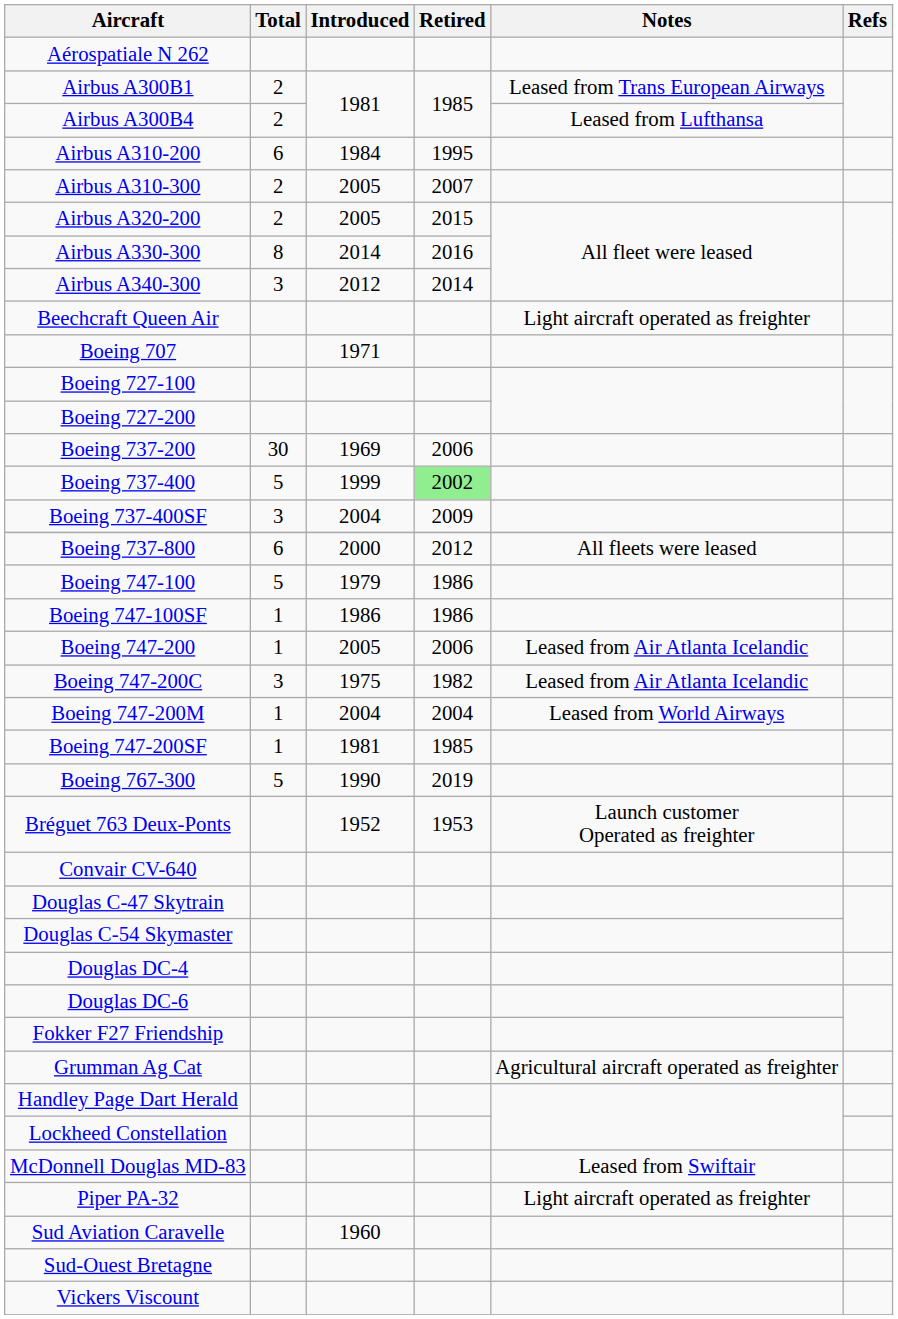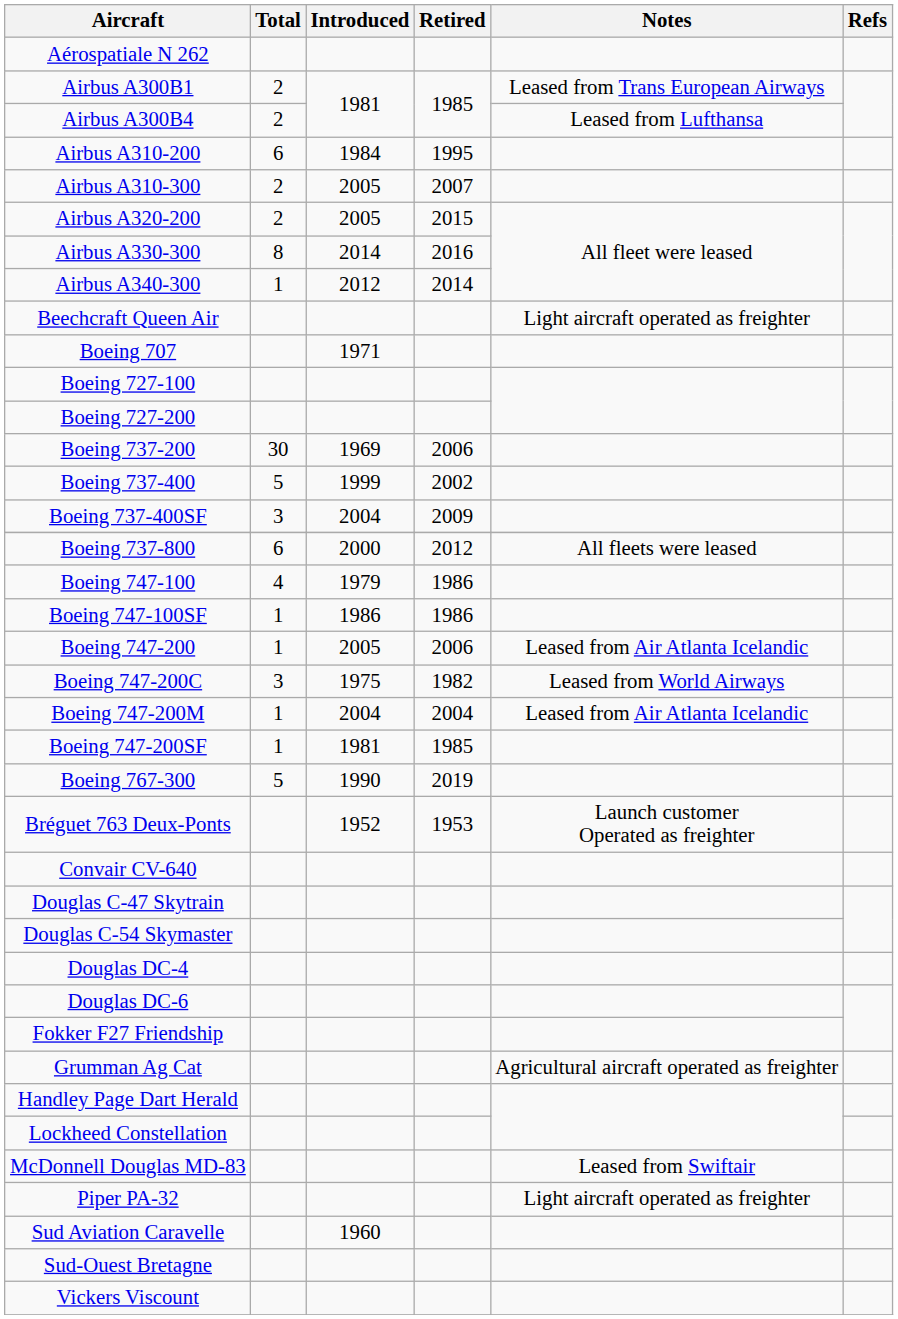(278, 284) 3 -> (278, 284) 1
(452, 482) lightgreen background -> (452, 482) no background
(278, 581) 5 -> (278, 581) 4
(667, 680) Leased from Air Atlanta Icelandic -> (667, 680) Leased from World Airways
(667, 713) Leased from World Airways -> (667, 713) Leased from Air Atlanta Icelandic
